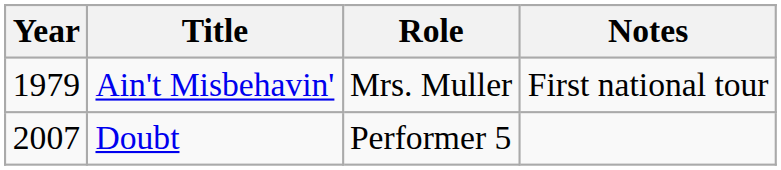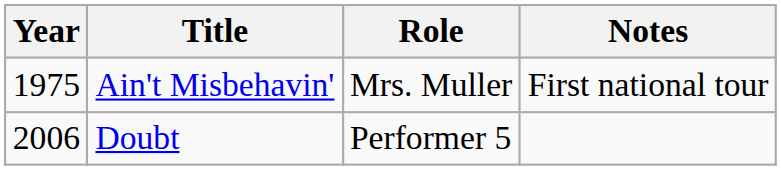(46, 84) 1979 -> (46, 84) 1975
(46, 137) 2007 -> (46, 137) 2006
